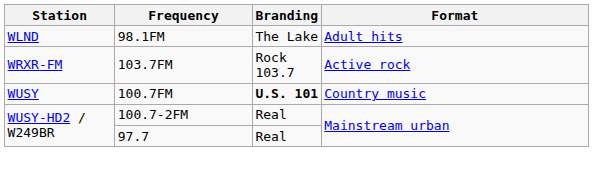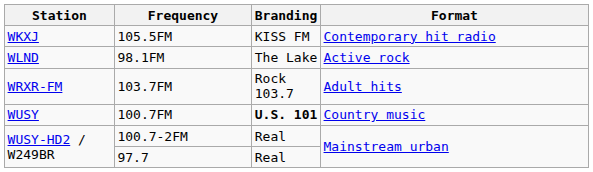+ row: (145, 36)
(363, 36) Adult hits -> (367, 57) Active rock
(367, 65) Active rock -> (363, 86) Adult hits
